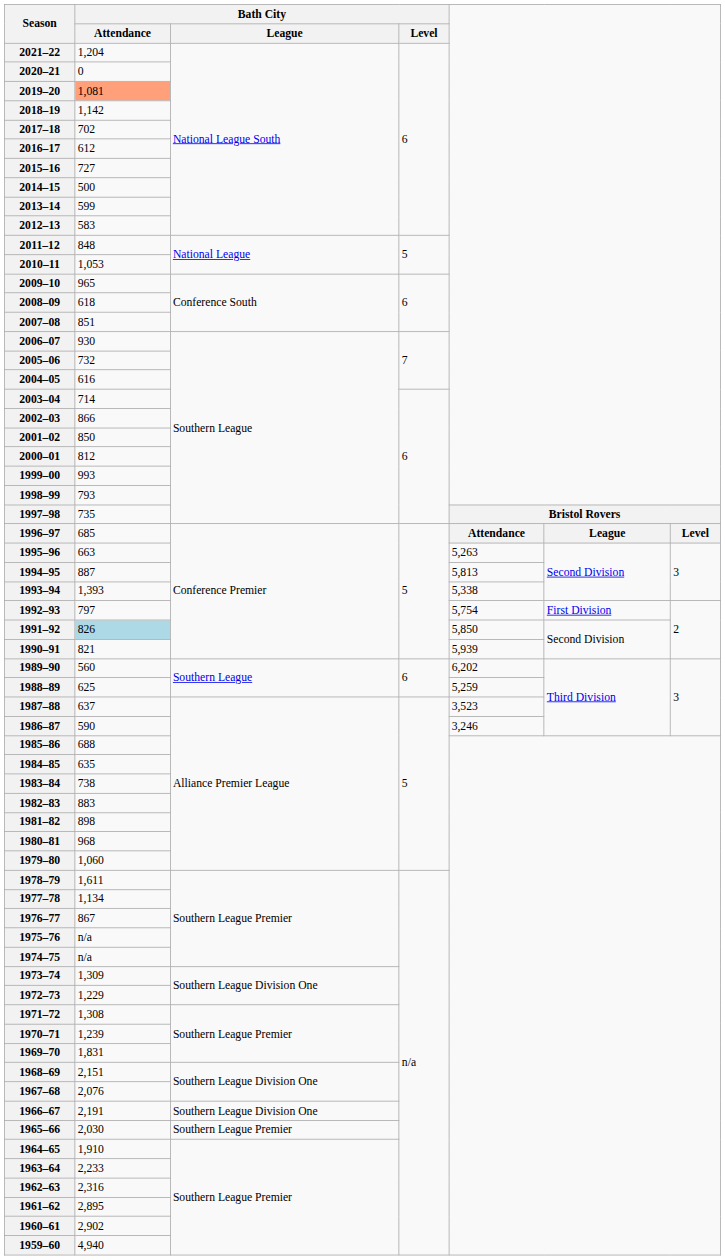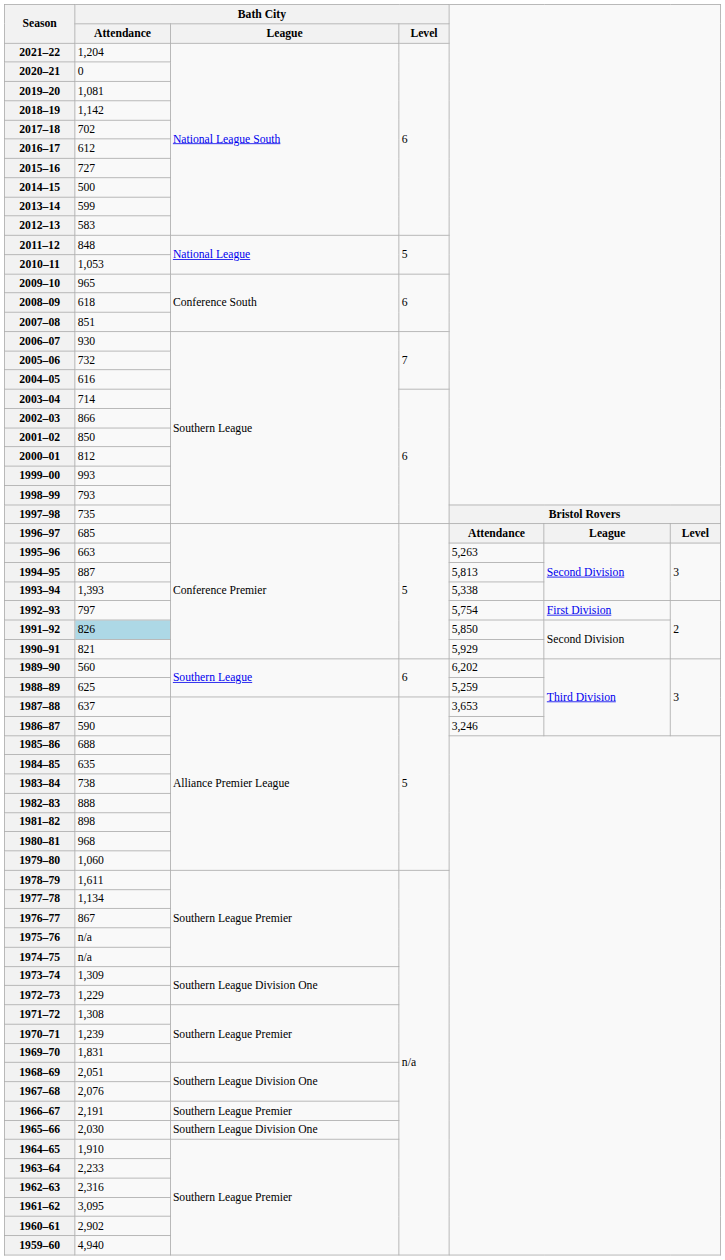(91, 91) lightsalmon background -> (91, 91) no background
(465, 649) 5,939 -> (465, 649) 5,929
(465, 707) 3,523 -> (465, 707) 3,653
(86, 803) 883 -> (86, 803) 888
(91, 1072) 2,151 -> (91, 1072) 2,051
(245, 1111) Southern League Division One -> (232, 1111) Southern League Premier
(232, 1130) Southern League Premier -> (245, 1130) Southern League Division One
(91, 1207) 2,895 -> (91, 1207) 3,095
